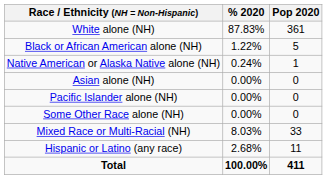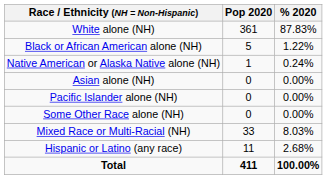columns swapped: (296, 13) <-> (246, 13)
